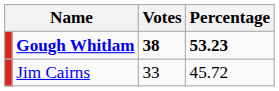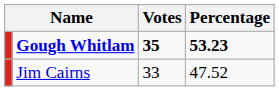(151, 45) 38 -> (151, 45) 35
(209, 72) 45.72 -> (209, 72) 47.52
